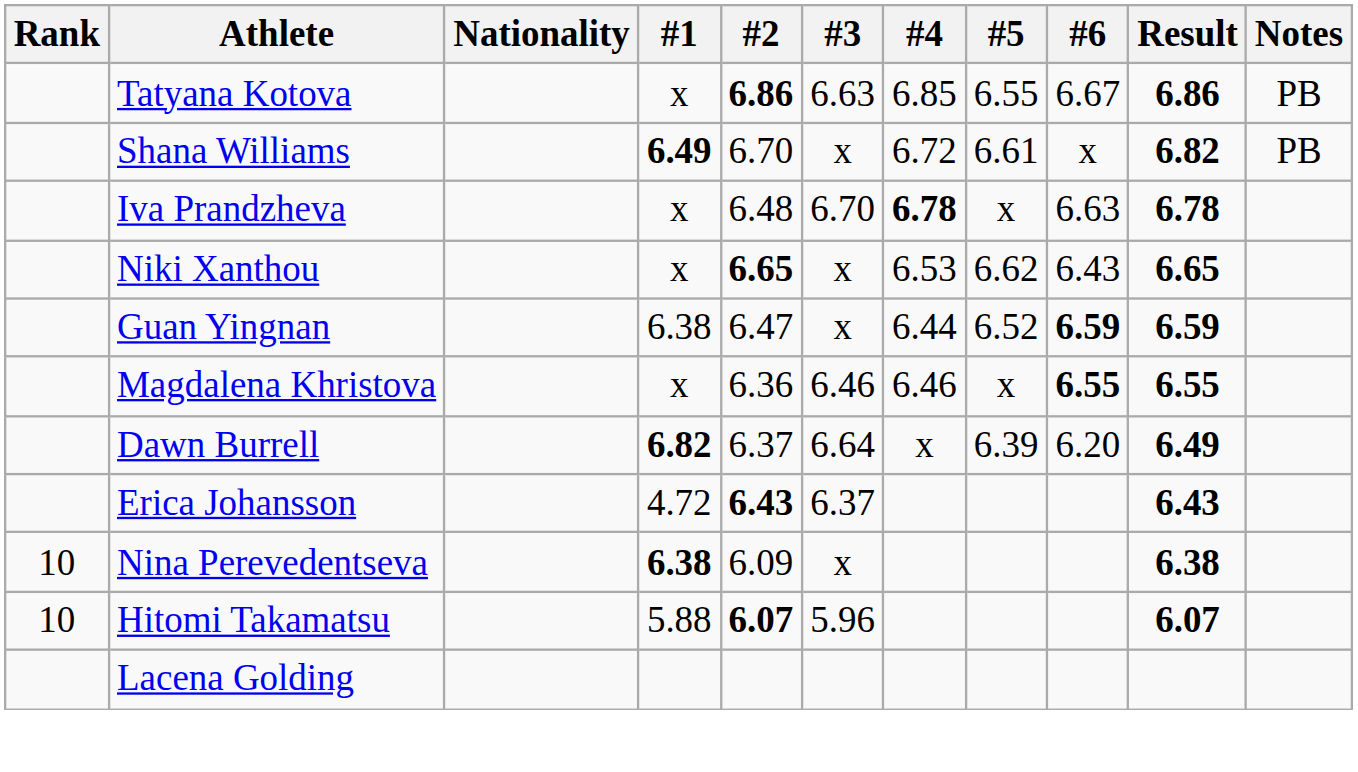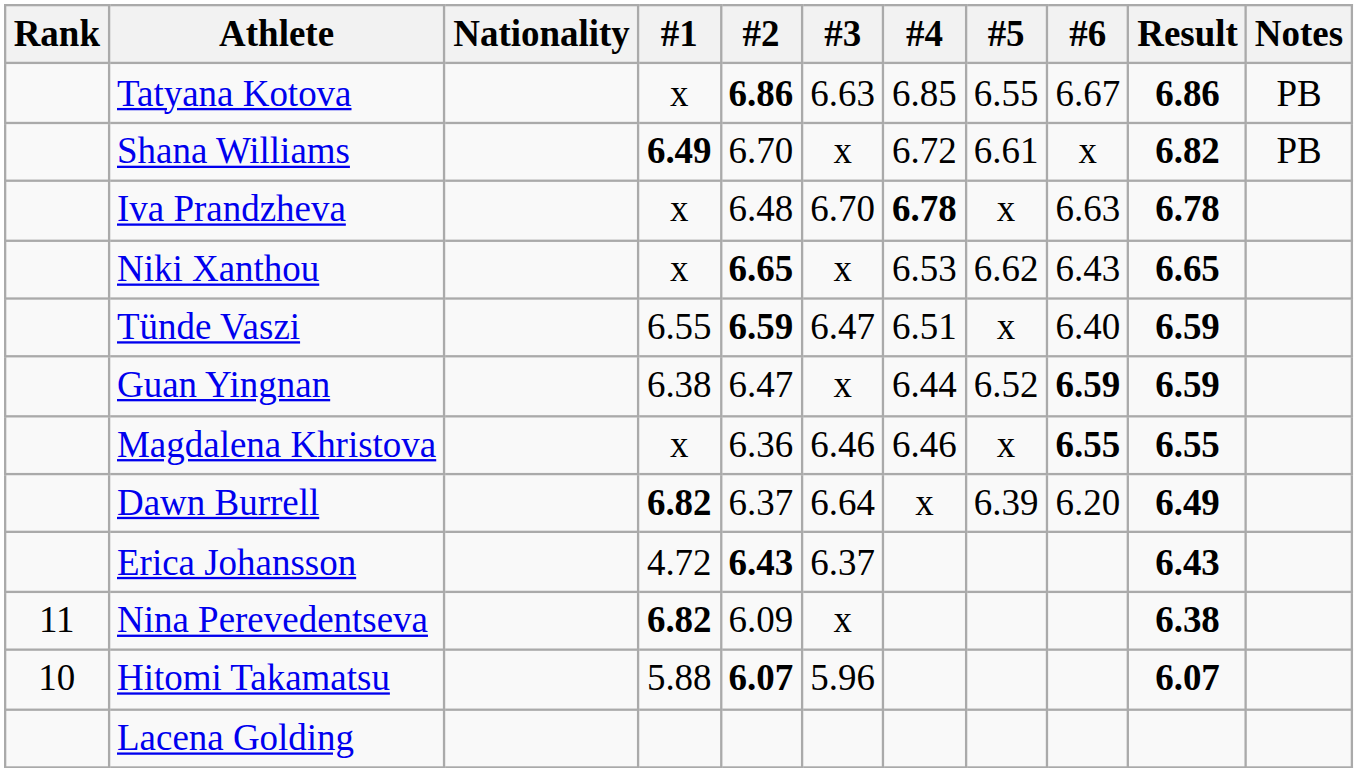+ row: (209, 326)
(57, 561) 10 -> (57, 619) 11
(679, 561) 6.38 -> (679, 619) 6.82
